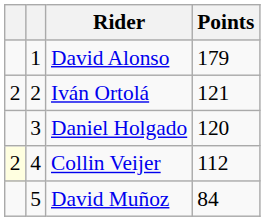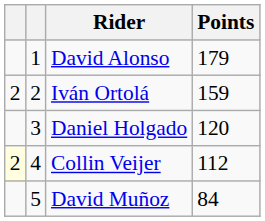(213, 93) 121 -> (213, 93) 159
